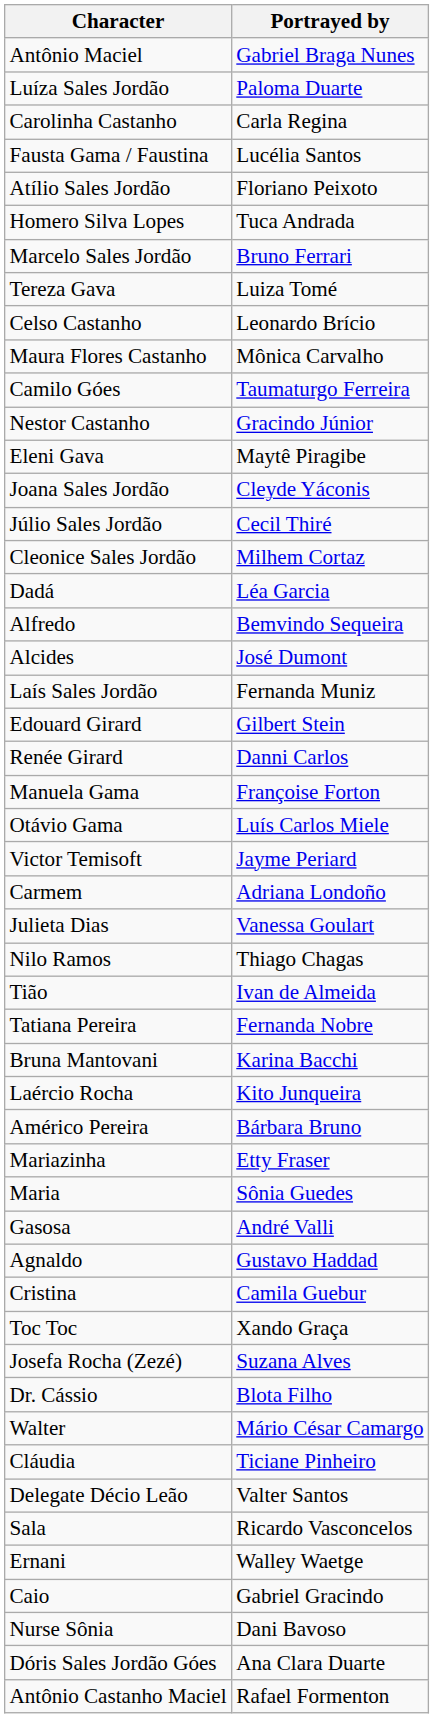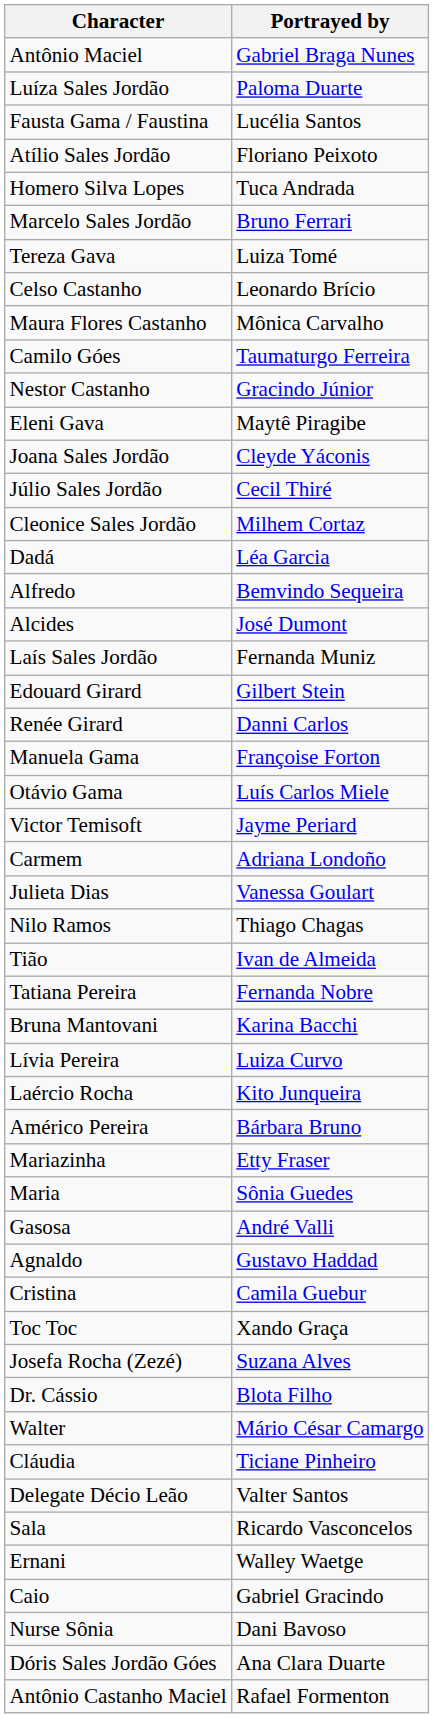- row: (93, 121)
+ row: (64, 1059)
